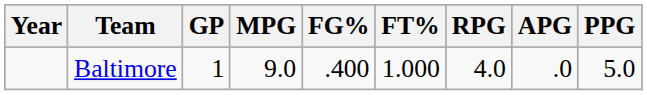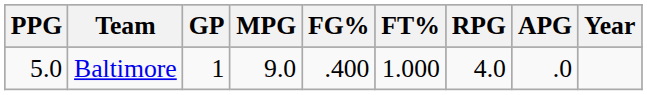columns swapped: (36, 25) <-> (610, 25)
